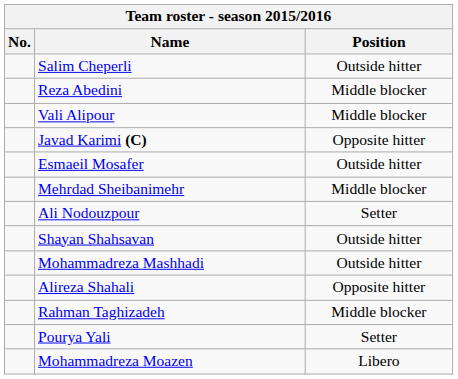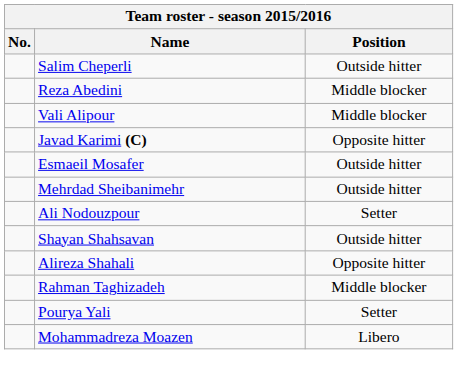(379, 189) Middle blocker -> (379, 189) Outside hitter
- row: (121, 262)
